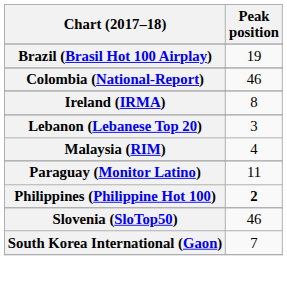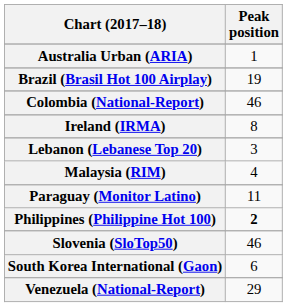+ row: (115, 56)
(254, 242) 7 -> (254, 266) 6
+ row: (115, 289)
